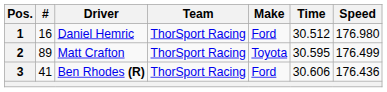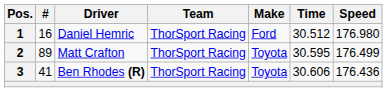(264, 72) Ford -> (269, 72) Toyota
